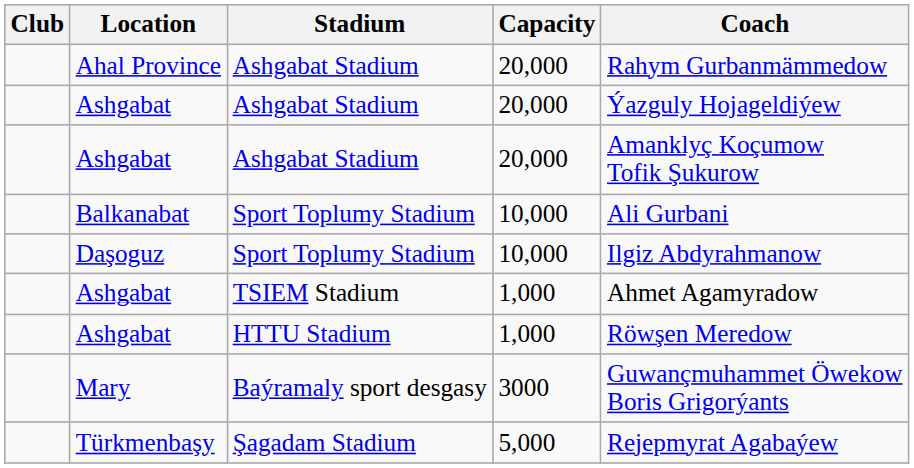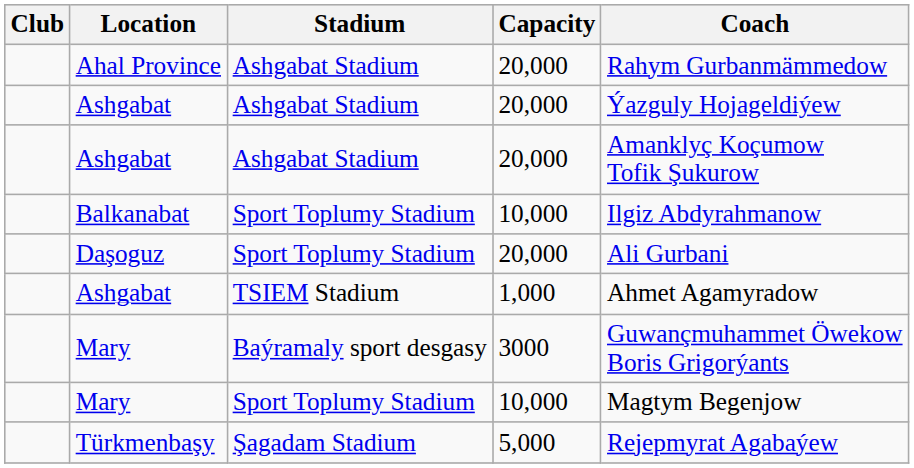(668, 213) Ali Gurbani -> (714, 213) Ilgiz Abdyrahmanow
(533, 253) 10,000 -> (533, 253) 20,000
(714, 253) Ilgiz Abdyrahmanow -> (668, 253) Ali Gurbani
- row: (123, 333)
+ row: (103, 402)
